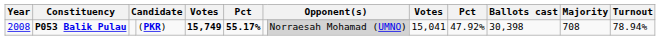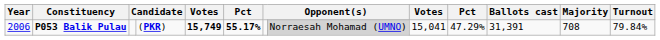(19, 27) 2008 -> (19, 27) 2006
(467, 27) 47.92% -> (467, 27) 47.29%
(506, 27) 30,398 -> (506, 27) 31,391
(630, 27) 78.94% -> (630, 27) 79.84%
